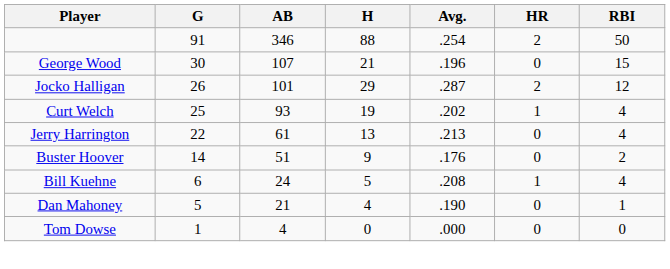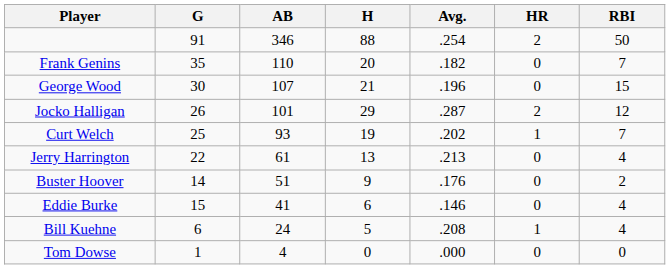+ row: (80, 63)
(622, 110) 4 -> (622, 134) 7
+ row: (80, 205)
- row: (80, 205)
